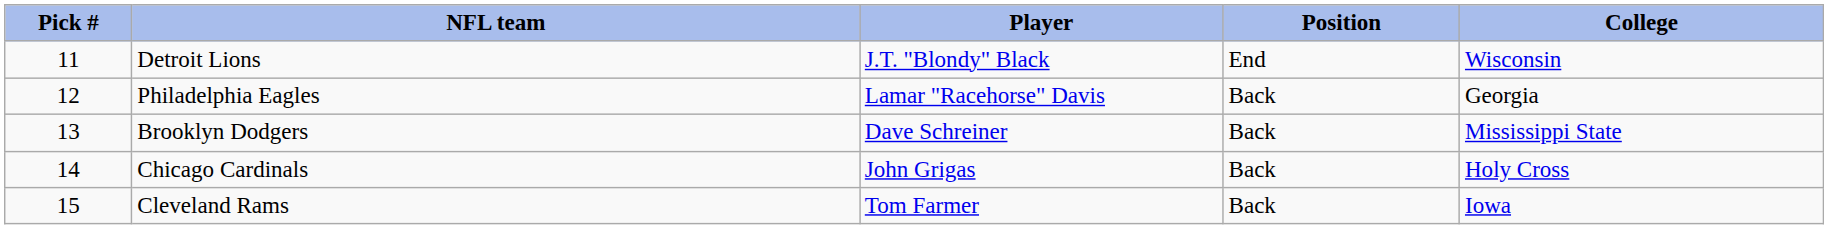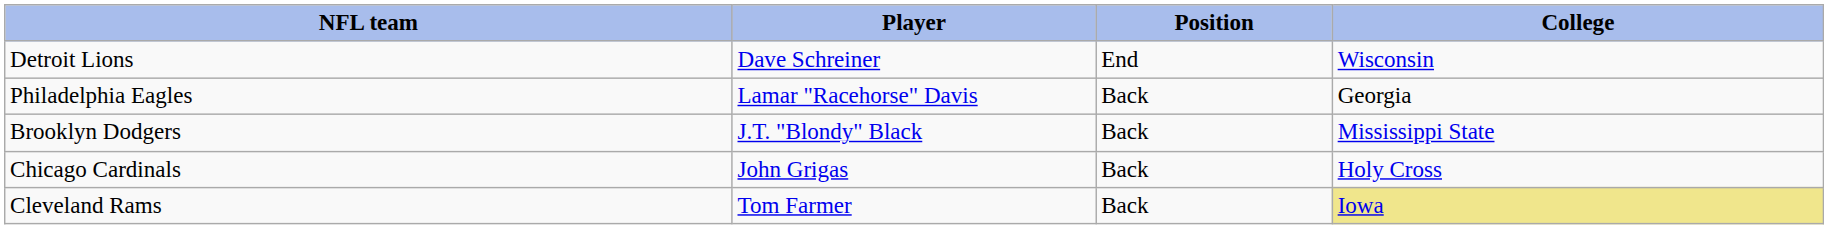- column: (68, 22)
(957, 59) J.T. "Blondy" Black -> (809, 59) Dave Schreiner
(936, 132) Dave Schreiner -> (830, 132) J.T. "Blondy" Black
(1488, 205) no background -> (1361, 205) khaki background
